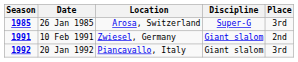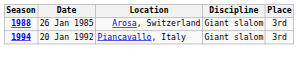(21, 24) 1985 -> (21, 24) 1988
(234, 24) Super-G -> (234, 24) Giant slalom
- row: (67, 38)
(21, 51) 1992 -> (21, 38) 1994
